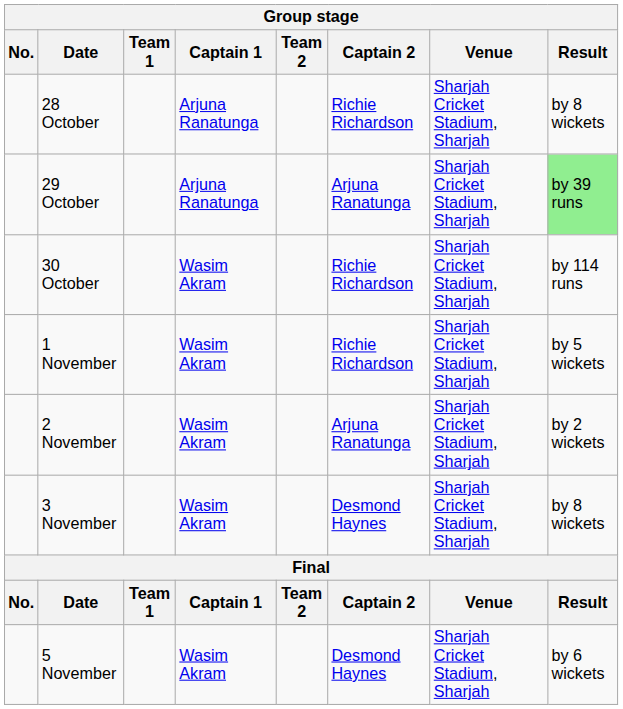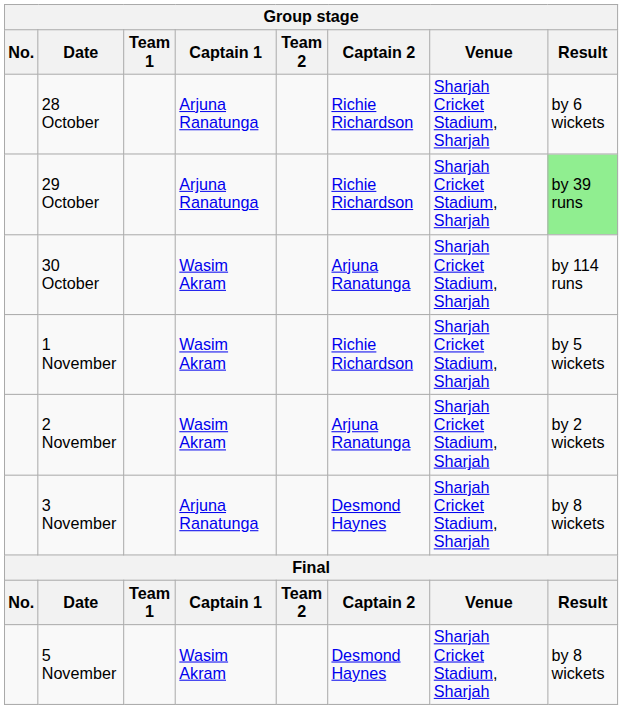(578, 114) by 8 wickets -> (578, 114) by 6 wickets
(371, 194) Arjuna Ranatunga -> (372, 194) Richie Richardson
(372, 274) Richie Richardson -> (371, 274) Arjuna Ranatunga
(204, 514) Wasim Akram -> (219, 514) Arjuna Ranatunga
(578, 664) by 6 wickets -> (578, 664) by 8 wickets
